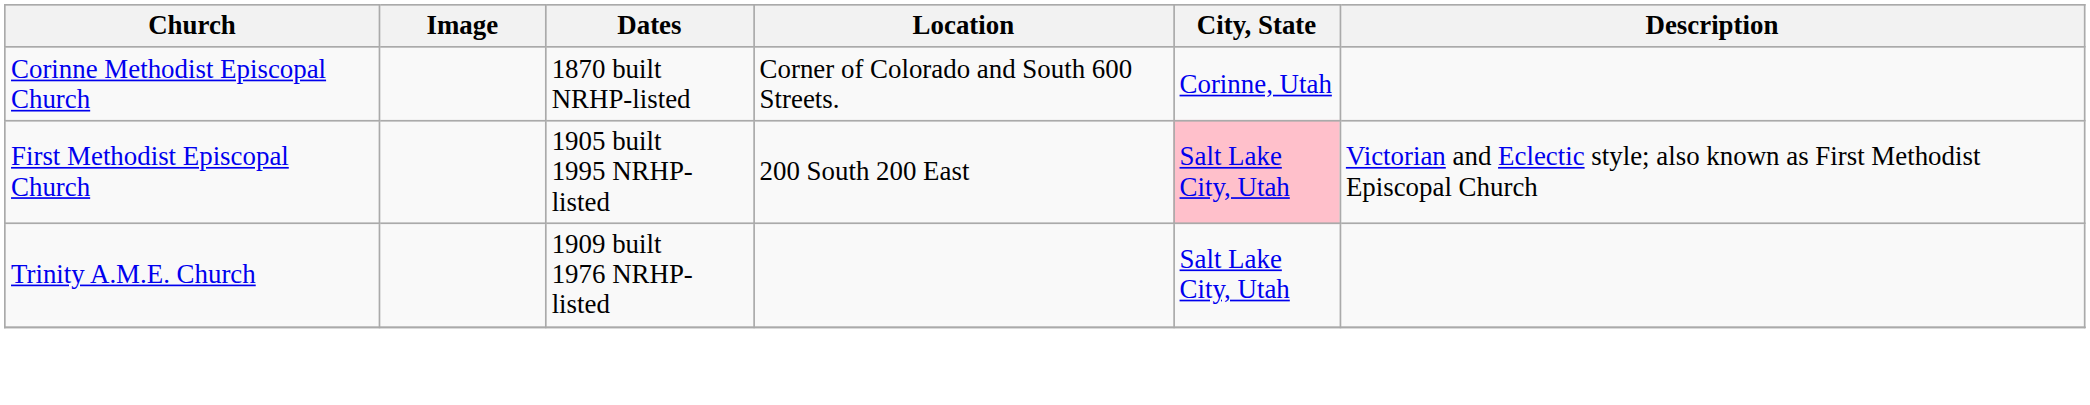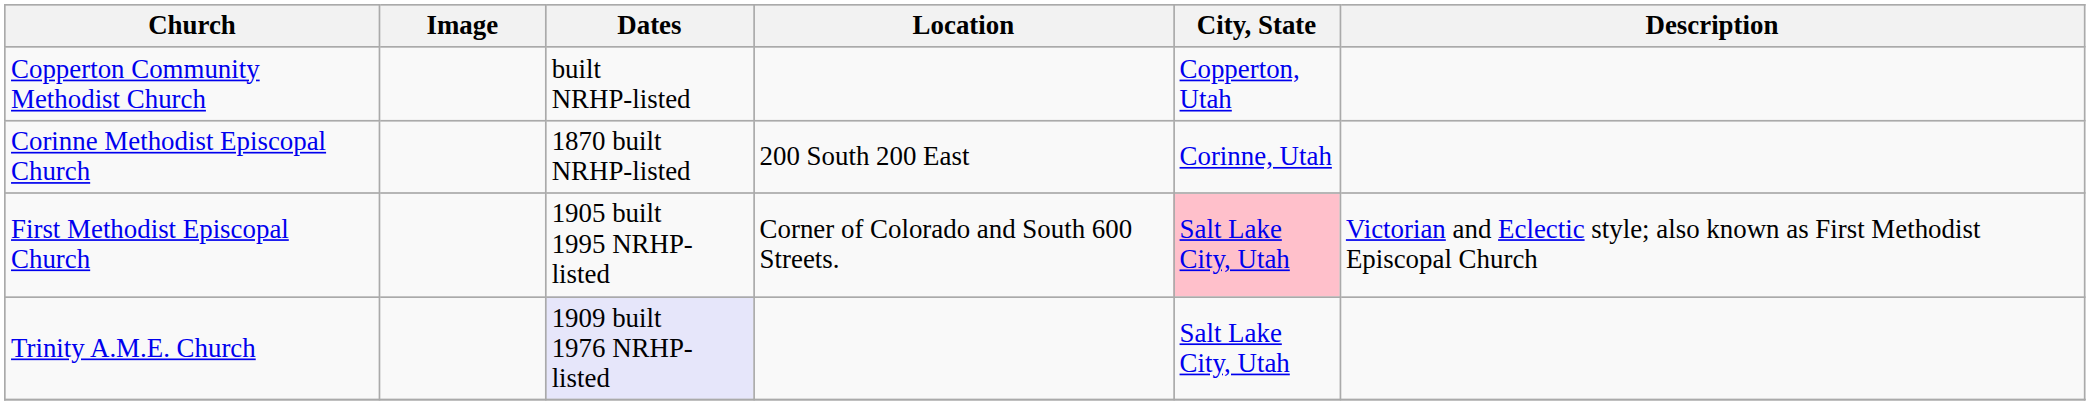+ row: (135, 83)
(946, 83) Corner of Colorado and South 600 Streets. -> (864, 156) 200 South 200 East
(864, 171) 200 South 200 East -> (946, 244) Corner of Colorado and South 600 Streets.
(622, 274) no background -> (622, 347) lavender background
